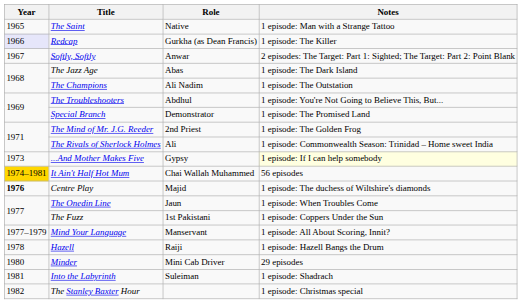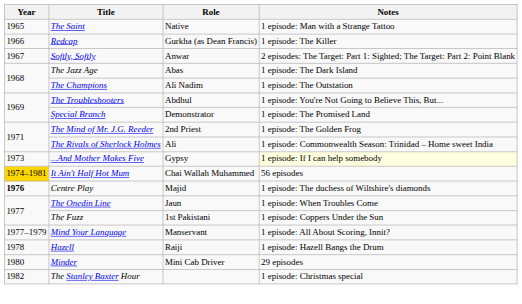(15, 41) lavender background -> (15, 41) no background
- row: (83, 277)
